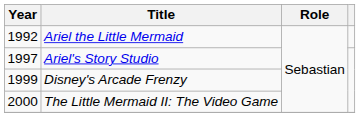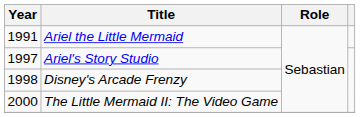(23, 36) 1992 -> (23, 36) 1991
(23, 79) 1999 -> (23, 79) 1998
